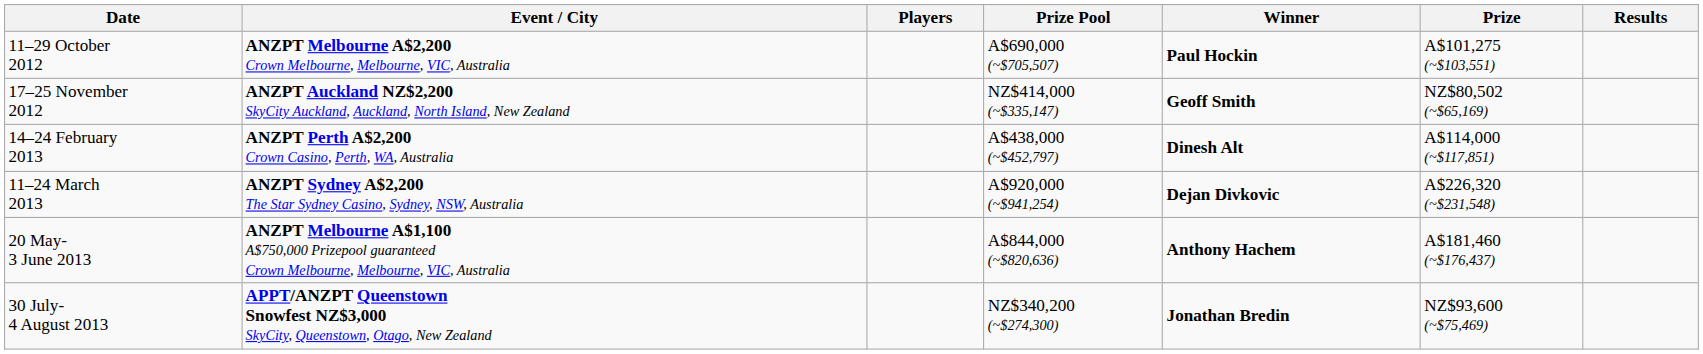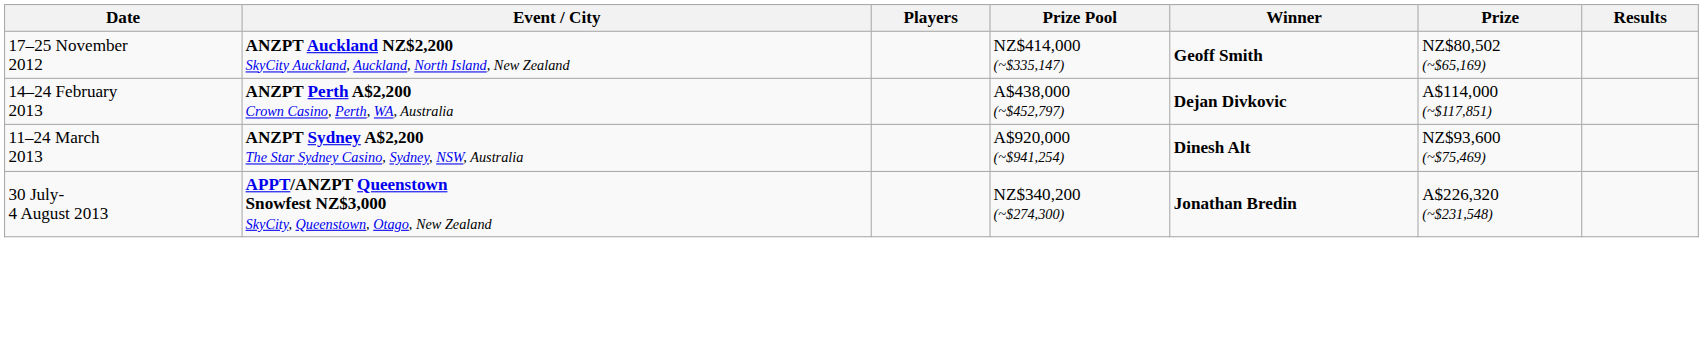- row: (59, 54)
(1205, 147) Dinesh Alt -> (1230, 101) Dejan Divkovic
(1223, 194) Dejan Divkovic -> (1212, 147) Dinesh Alt
(1463, 194) A$226,320 (~$231,548) -> (1461, 147) NZ$93,600 (~$75,469)
- row: (50, 250)
(1464, 315) NZ$93,600 (~$75,469) -> (1460, 203) A$226,320 (~$231,548)
